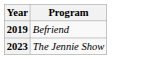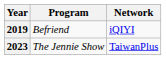+ column: (134, 12)
